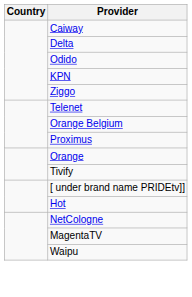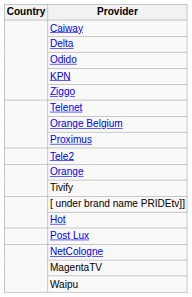+ row: (62, 156)
+ row: (70, 236)
